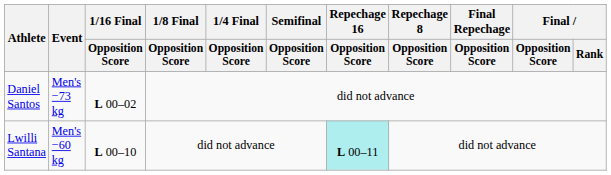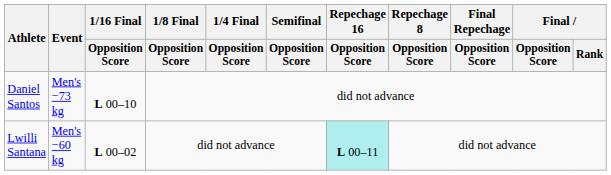(115, 103) L 00–02 -> (115, 103) L 00–10
(115, 153) L 00–10 -> (115, 153) L 00–02
